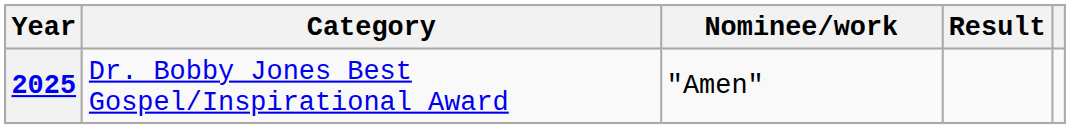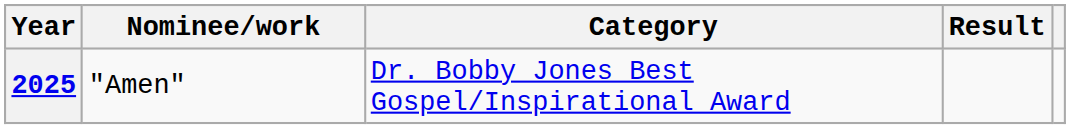columns swapped: (801, 27) <-> (371, 27)
